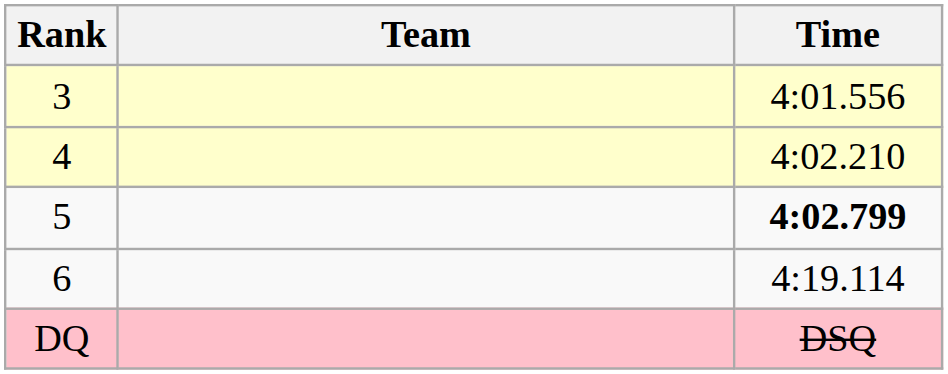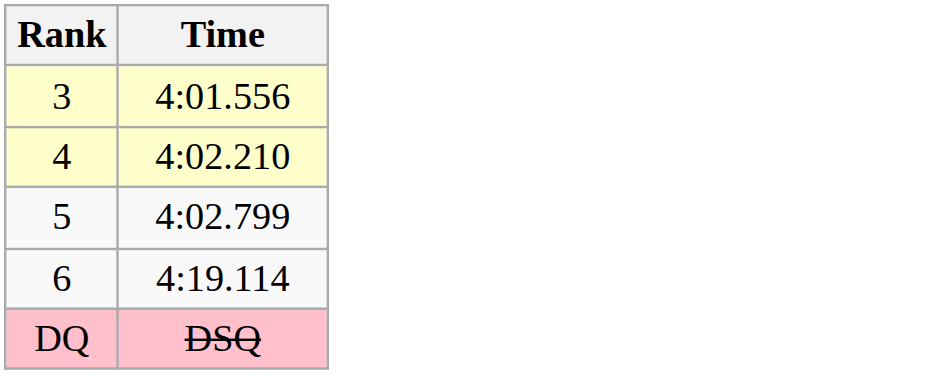- column: (426, 34)
(838, 216) bold -> (223, 216) normal
